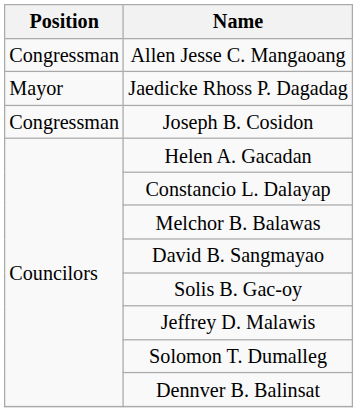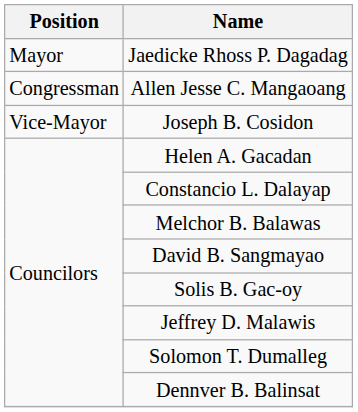rows swapped: (238, 55) <-> (238, 88)
(64, 122) Congressman -> (58, 122) Vice-Mayor
